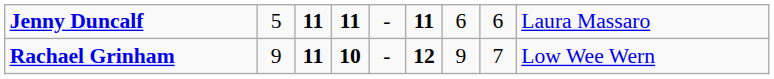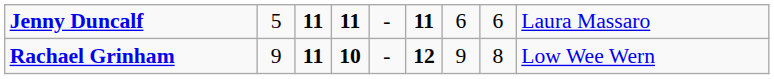(498, 55) 7 -> (498, 55) 8
